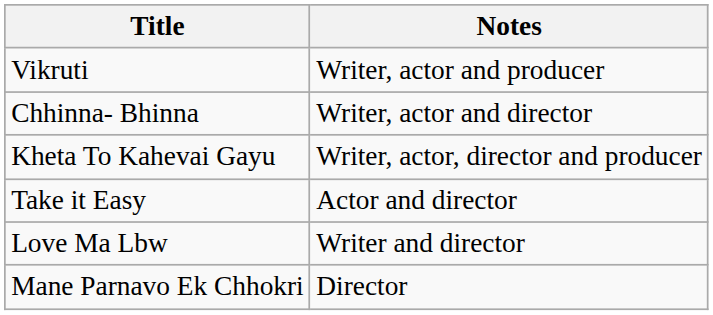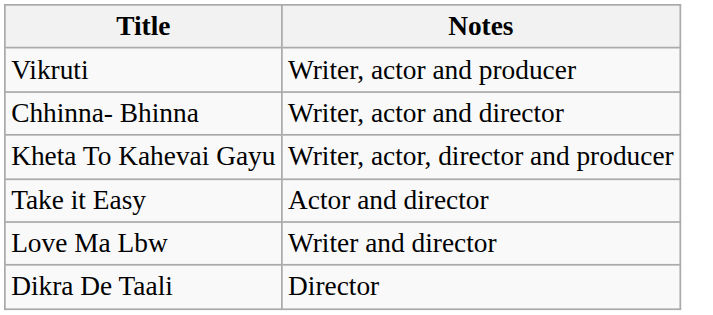- row: (157, 286)
+ row: (92, 286)
